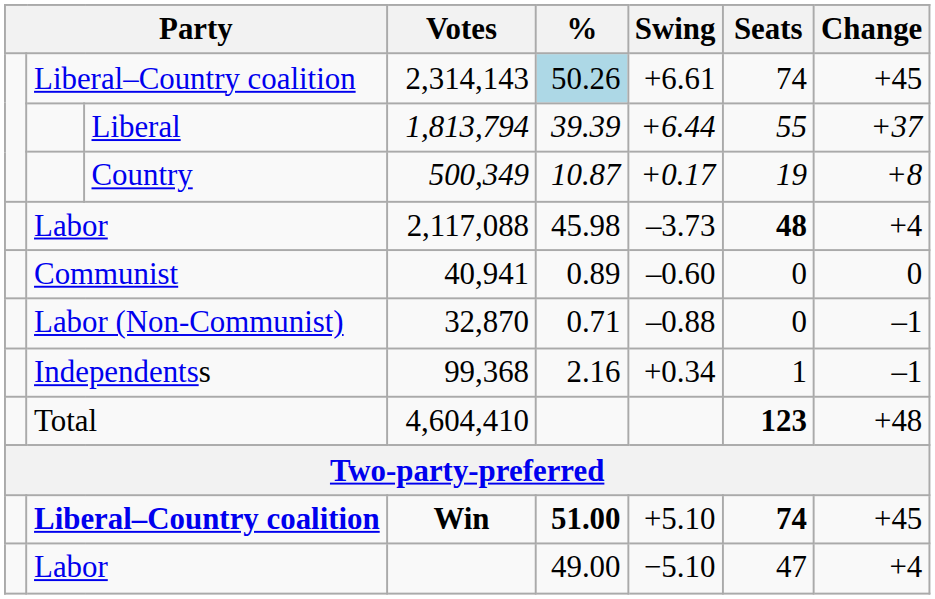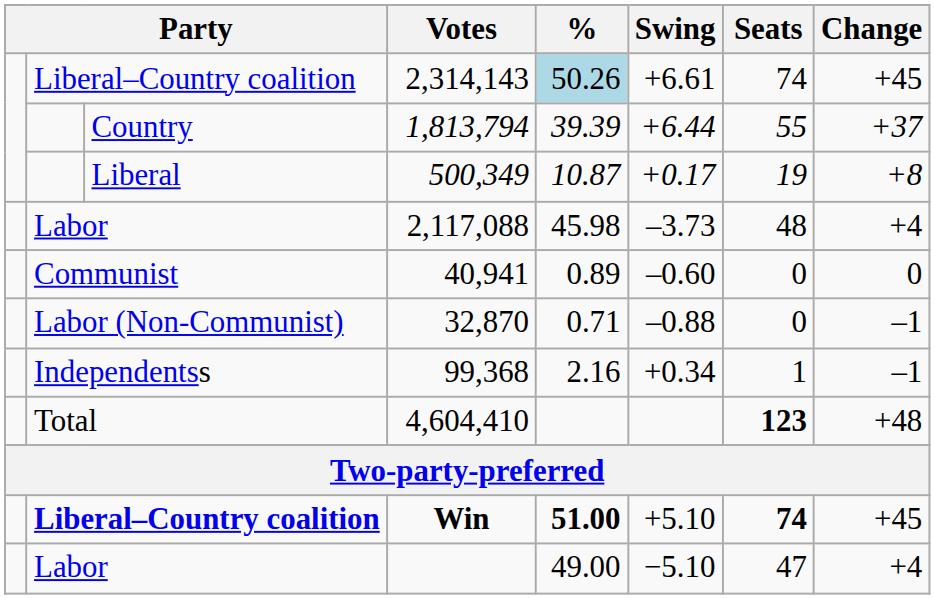(136, 126) Liberal -> (142, 126) Country
(142, 175) Country -> (136, 175) Liberal
(791, 224) bold -> (791, 224) normal
